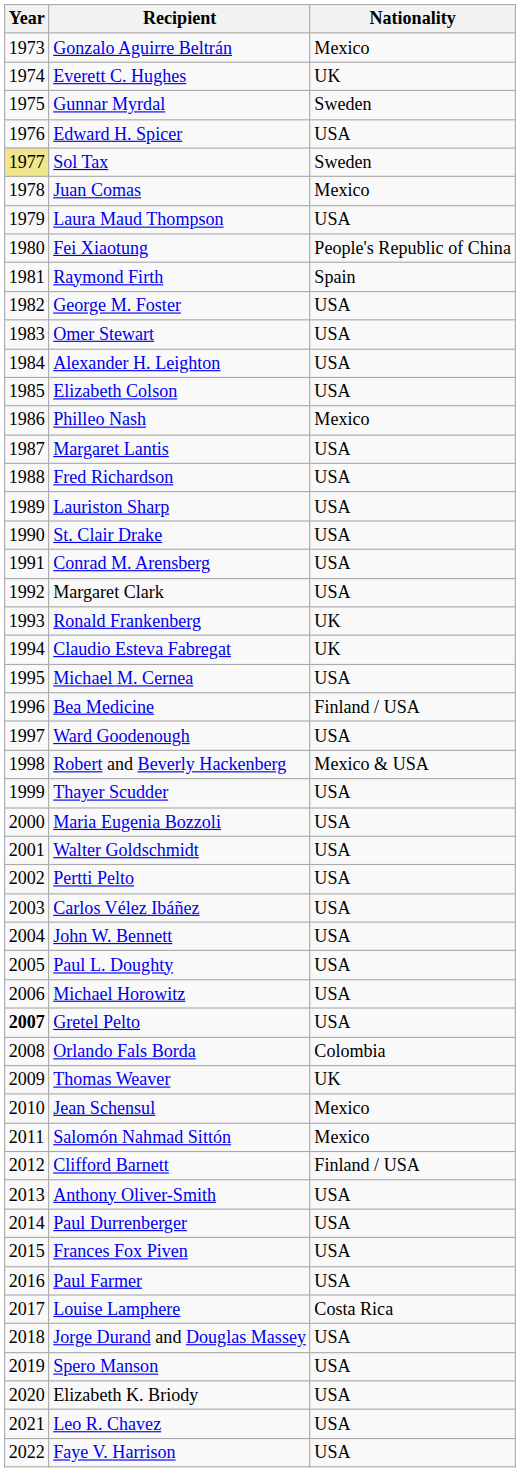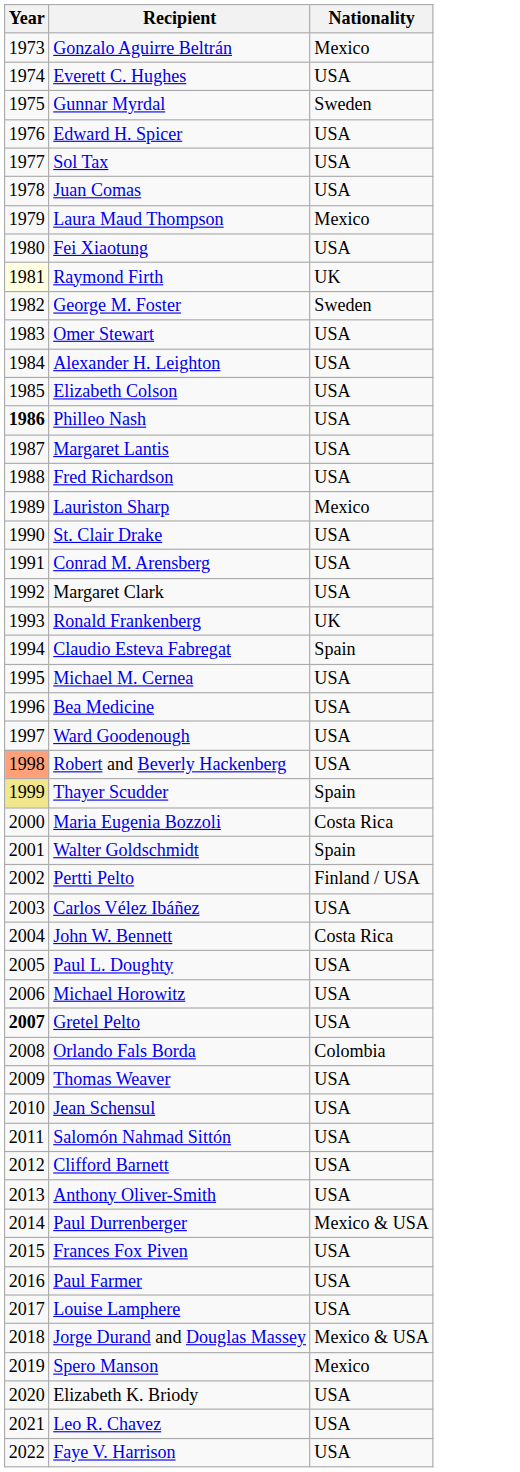(327, 76) UK -> (332, 76) USA
(27, 162) khaki background -> (27, 162) no background
(343, 162) Sweden -> (332, 162) USA
(342, 190) Mexico -> (332, 190) USA
(332, 219) USA -> (342, 219) Mexico
(413, 248) People's Republic of China -> (332, 248) USA
(27, 276) no background -> (27, 276) lightyellow background
(335, 276) Spain -> (327, 276) UK
(332, 305) USA -> (343, 305) Sweden
(27, 420) normal -> (27, 420) bold
(342, 420) Mexico -> (332, 420) USA
(332, 506) USA -> (342, 506) Mexico
(327, 649) UK -> (335, 649) Spain
(367, 707) Finland / USA -> (332, 707) USA
(27, 764) no background -> (27, 764) lightsalmon background
(372, 764) Mexico & USA -> (332, 764) USA
(27, 793) no background -> (27, 793) khaki background
(332, 793) USA -> (335, 793) Spain
(332, 821) USA -> (354, 821) Costa Rica
(332, 850) USA -> (335, 850) Spain
(332, 879) USA -> (367, 879) Finland / USA
(332, 936) USA -> (354, 936) Costa Rica
(327, 1079) UK -> (332, 1079) USA
(342, 1108) Mexico -> (332, 1108) USA
(342, 1137) Mexico -> (332, 1137) USA
(367, 1165) Finland / USA -> (332, 1165) USA
(332, 1223) USA -> (372, 1223) Mexico & USA
(354, 1309) Costa Rica -> (332, 1309) USA
(332, 1337) USA -> (372, 1337) Mexico & USA
(332, 1366) USA -> (342, 1366) Mexico
